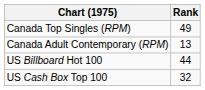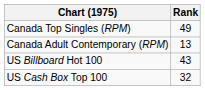(186, 61) 44 -> (186, 61) 43
